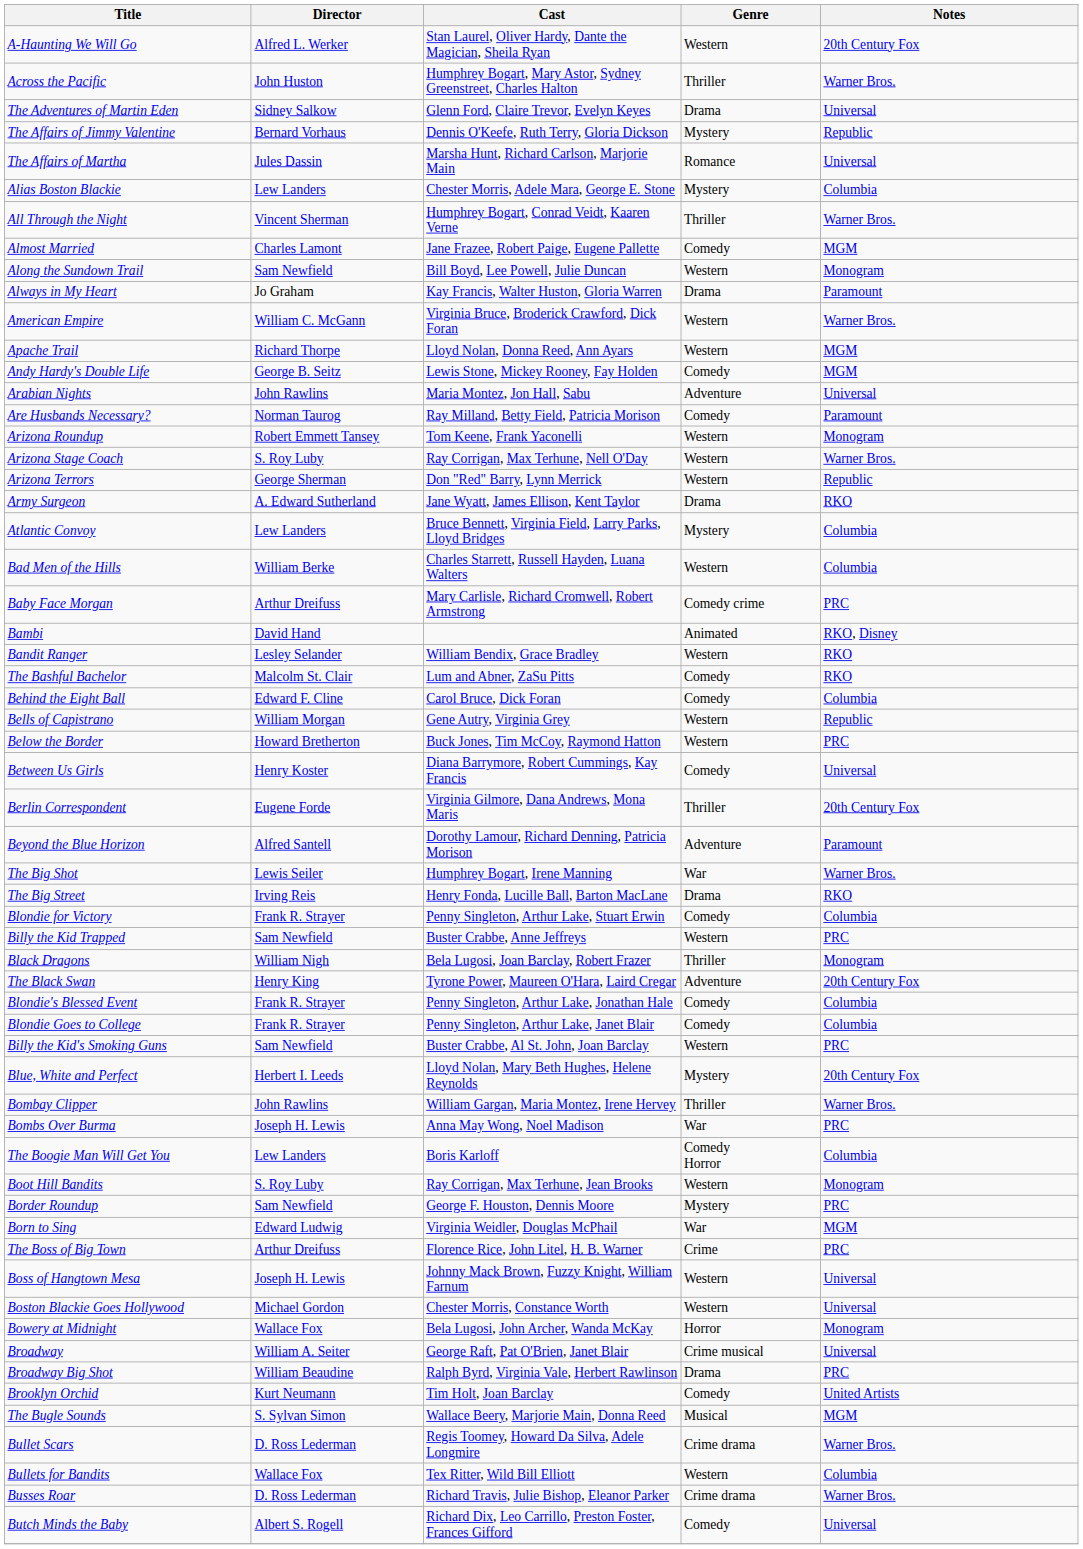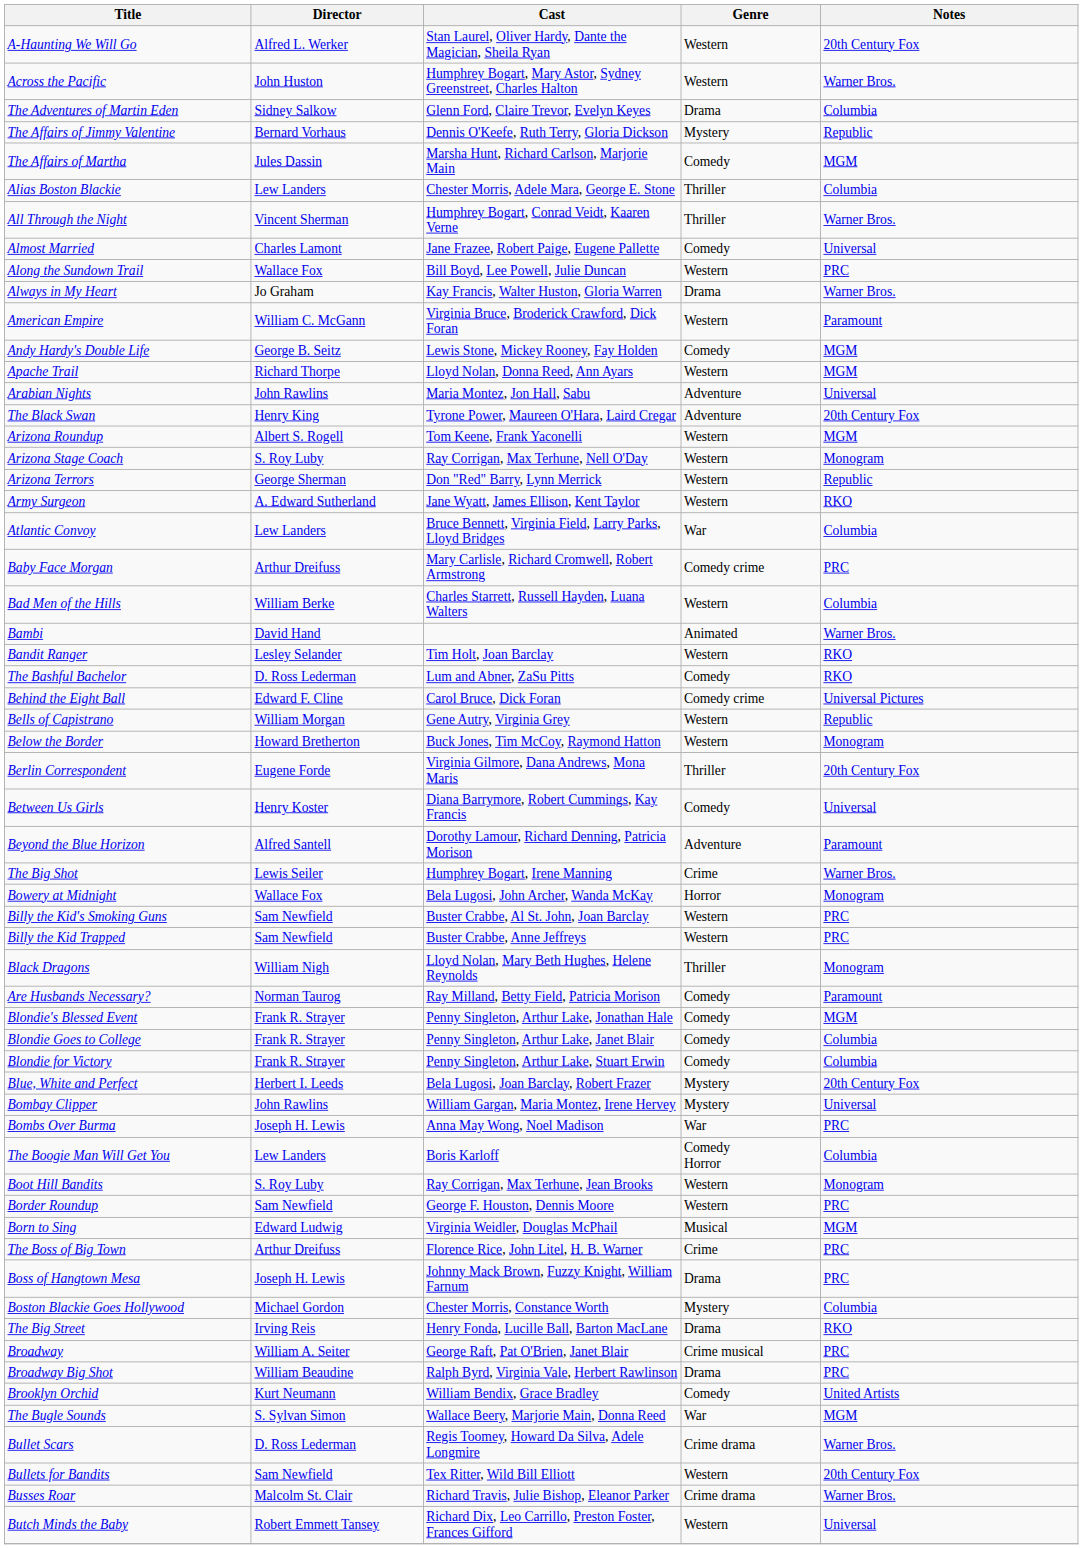(705, 81) Thriller -> (706, 81) Western
(850, 110) Universal -> (850, 110) Columbia
(710, 161) Romance -> (707, 161) Comedy
(850, 161) Universal -> (840, 161) MGM
(707, 190) Mystery -> (705, 190) Thriller
(840, 249) MGM -> (850, 249) Universal
(294, 270) Sam Newfield -> (288, 270) Wallace Fox
(854, 270) Monogram -> (836, 270) PRC
(853, 292) Paramount -> (860, 292) Warner Bros.
(860, 321) Warner Bros. -> (853, 321) Paramount
rows swapped: (78, 372) <-> (43, 350)
rows swapped: (79, 415) <-> (51, 981)
(317, 436) Robert Emmett Tansey -> (299, 436) Albert S. Rogell
(854, 436) Monogram -> (840, 436) MGM
(860, 458) Warner Bros. -> (854, 458) Monogram
(702, 501) Drama -> (706, 501) Western
(707, 530) Mystery -> (695, 530) War
rows swapped: (60, 604) <-> (64, 567)
(860, 633) RKO, Disney -> (860, 633) Warner Bros.
(512, 655) William Bendix, Grace Bradley -> (490, 655) Tim Holt, Joan Barclay
(303, 676) Malcolm St. Clair -> (305, 676) D. Ross Lederman
(707, 698) Comedy -> (724, 698) Comedy crime
(850, 698) Columbia -> (873, 698) Universal Pictures
(836, 741) PRC -> (854, 741) Monogram
rows swapped: (67, 807) <-> (56, 770)
(695, 873) War -> (701, 873) Crime
rows swapped: (46, 895) <-> (62, 1329)
rows swapped: (87, 1046) <-> (60, 916)
(539, 960) Bela Lugosi, Joan Barclay, Robert Frazer -> (539, 967) Lloyd Nolan, Mary Beth Hughes, Helene Reynolds
(850, 1003) Columbia -> (840, 1018) MGM
(539, 1075) Lloyd Nolan, Mary Beth Hughes, Helene Reynolds -> (539, 1083) Bela Lugosi, Joan Barclay, Robert Frazer
(705, 1104) Thriller -> (707, 1104) Mystery
(860, 1104) Warner Bros. -> (850, 1104) Universal
(707, 1206) Mystery -> (706, 1206) Western
(695, 1227) War -> (706, 1227) Musical
(706, 1278) Western -> (702, 1278) Drama
(850, 1278) Universal -> (836, 1278) PRC
(706, 1307) Western -> (707, 1307) Mystery
(850, 1307) Universal -> (850, 1307) Columbia
(850, 1351) Universal -> (836, 1351) PRC
(490, 1394) Tim Holt, Joan Barclay -> (512, 1394) William Bendix, Grace Bradley
(706, 1415) Musical -> (695, 1415) War
(288, 1474) Wallace Fox -> (294, 1474) Sam Newfield
(850, 1474) Columbia -> (871, 1474) 20th Century Fox
(305, 1495) D. Ross Lederman -> (303, 1495) Malcolm St. Clair
(299, 1524) Albert S. Rogell -> (317, 1524) Robert Emmett Tansey
(707, 1524) Comedy -> (706, 1524) Western
